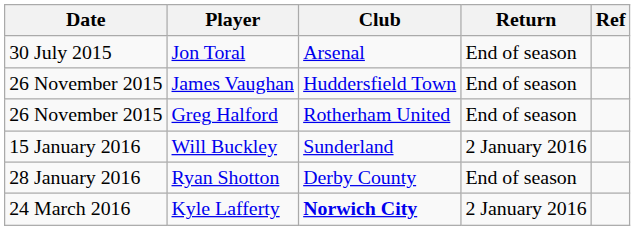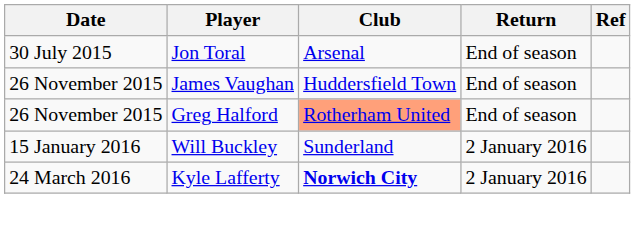(377, 114) no background -> (377, 114) lightsalmon background
- row: (225, 177)
